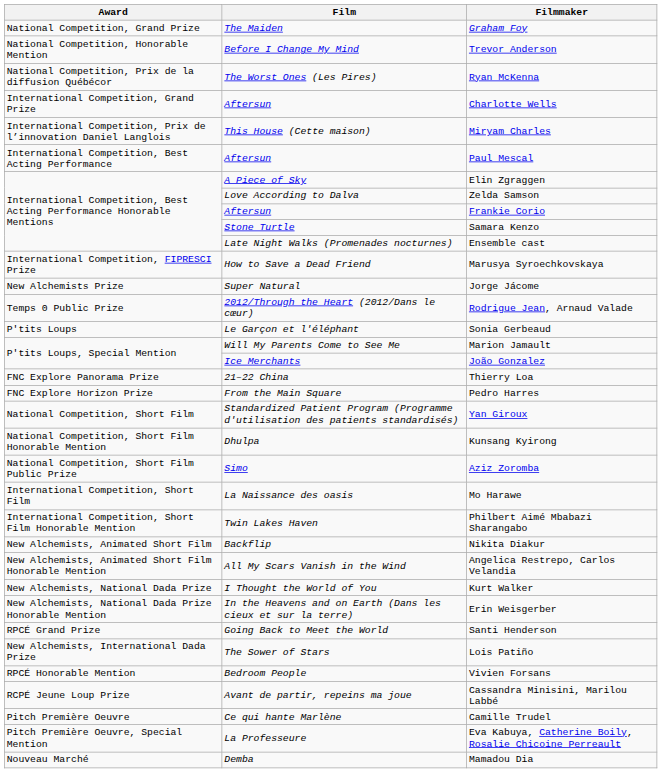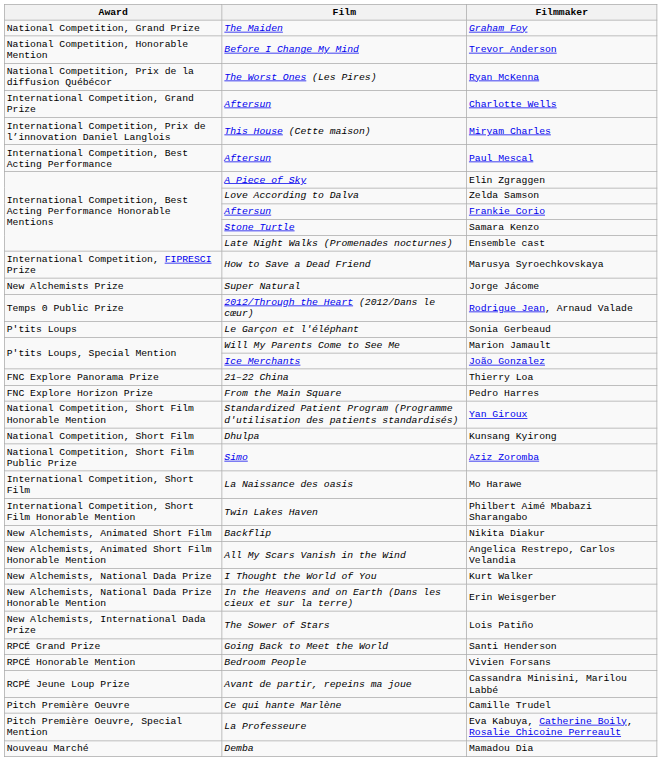(100, 415) National Competition, Short Film -> (100, 415) National Competition, Short Film Honorable Mention
(100, 442) National Competition, Short Film Honorable Mention -> (100, 436) National Competition, Short Film
rows swapped: (501, 652) <-> (513, 631)
